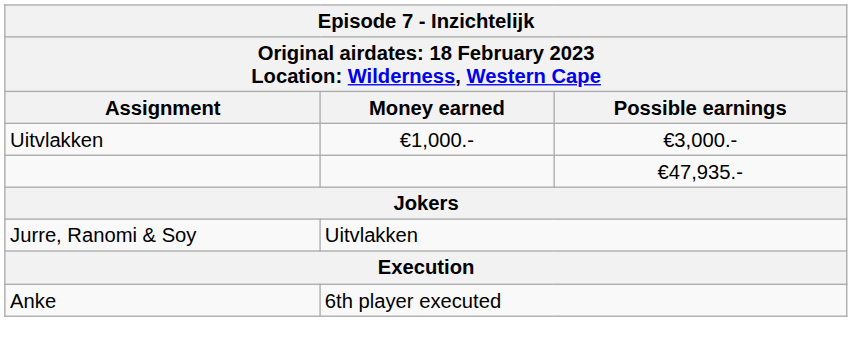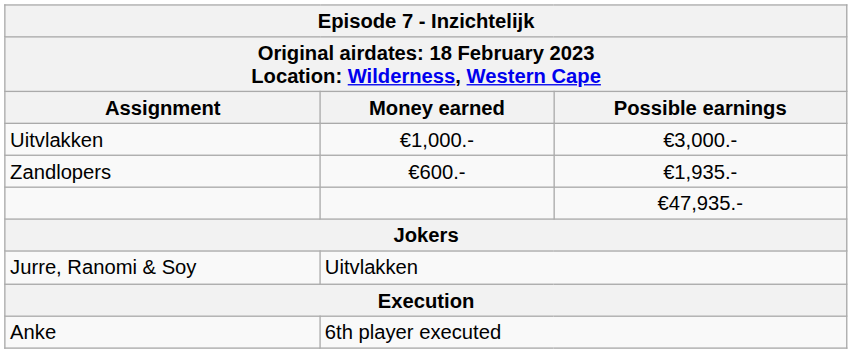+ row: (61, 172)
